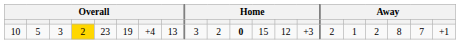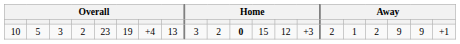(83, 31) gold background -> (83, 31) no background
(399, 31) 8 -> (399, 31) 9
(422, 31) 7 -> (422, 31) 9
